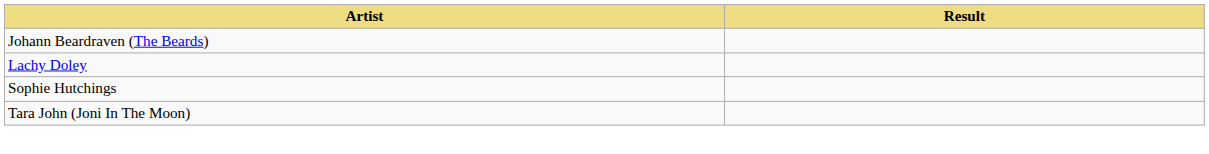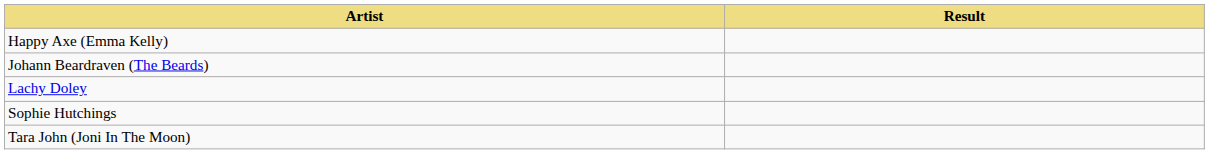+ row: (88, 40)
